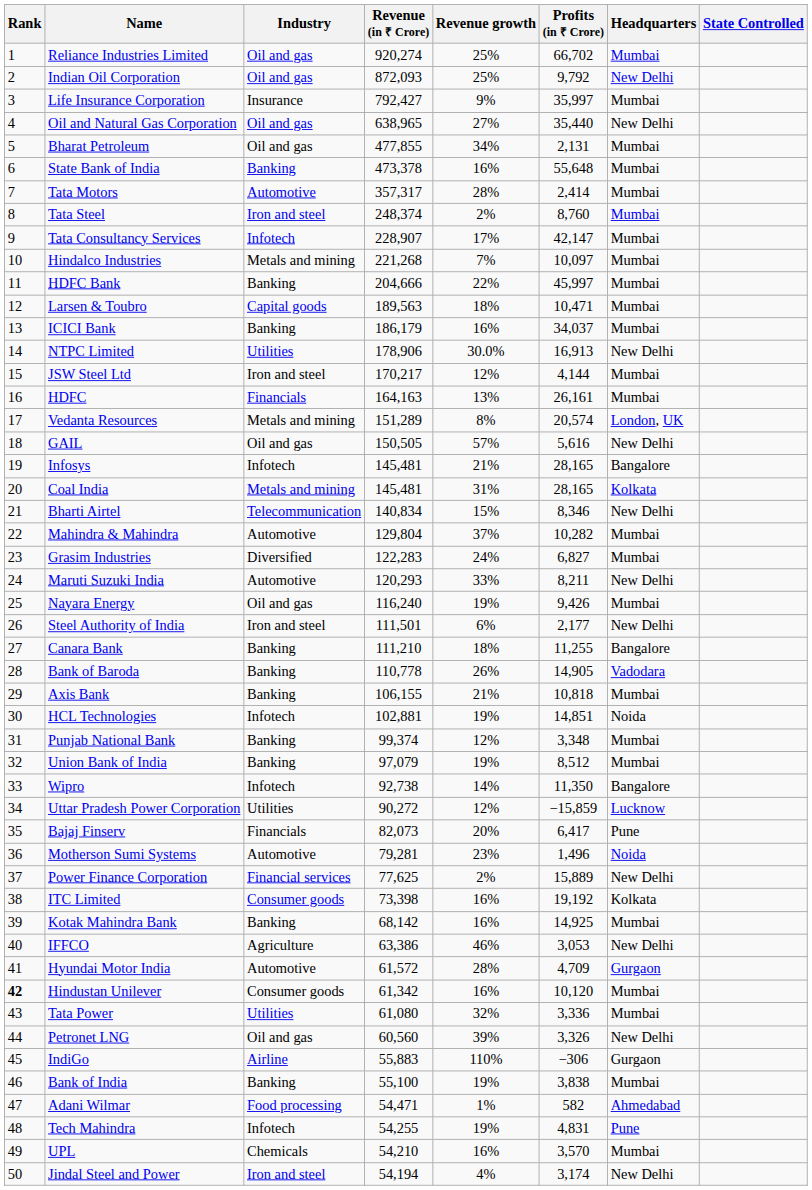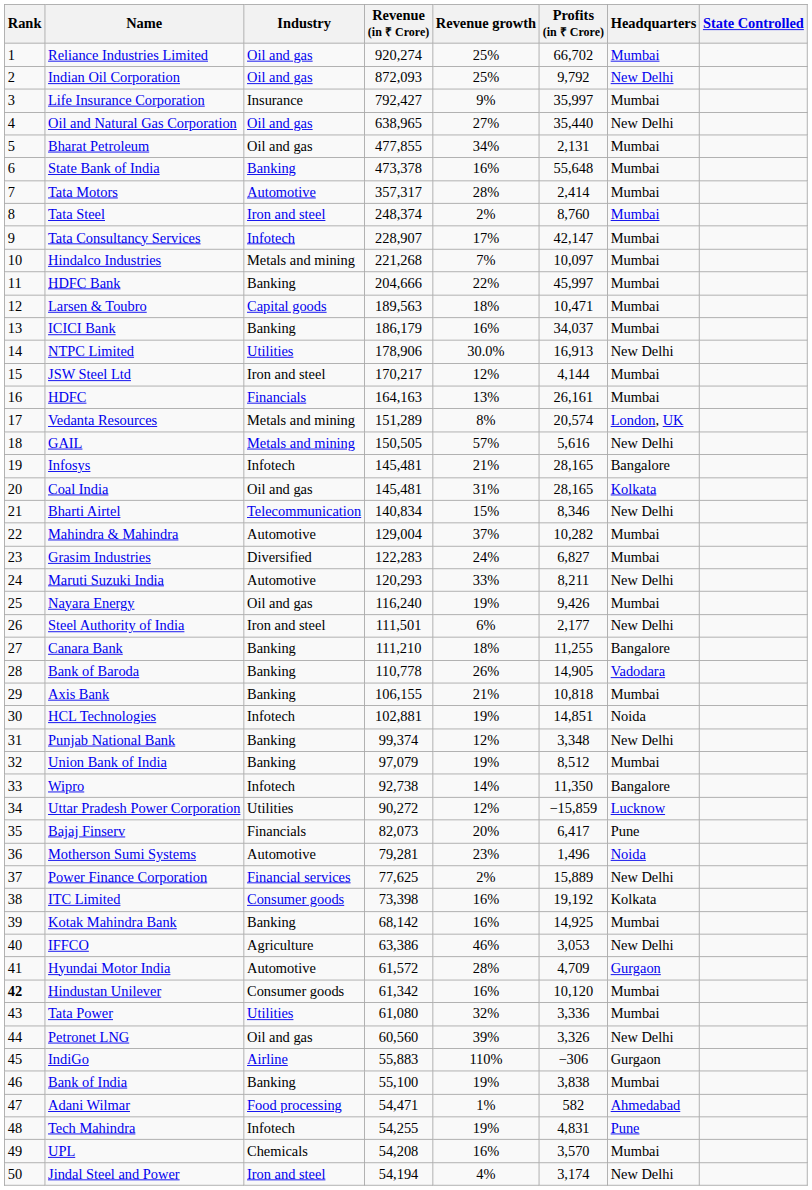(280, 443) Oil and gas -> (301, 443) Metals and mining
(301, 488) Metals and mining -> (280, 488) Oil and gas
(399, 534) 129,804 -> (399, 534) 129,004
(635, 740) Mumbai -> (642, 740) New Delhi
(399, 1151) 54,210 -> (399, 1151) 54,208
